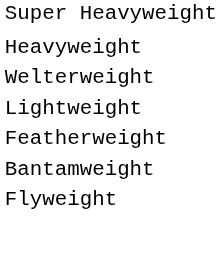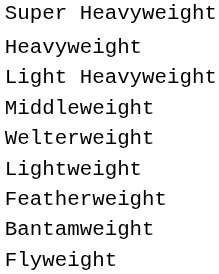+ row: (111, 78)
+ row: (80, 108)
